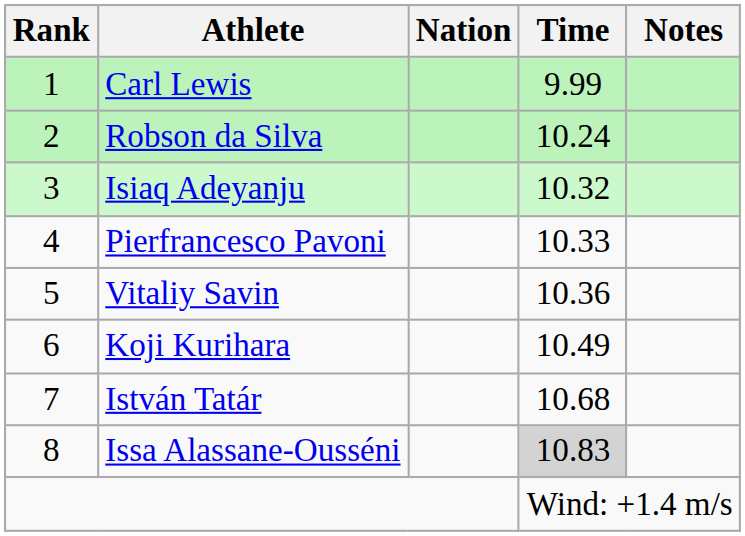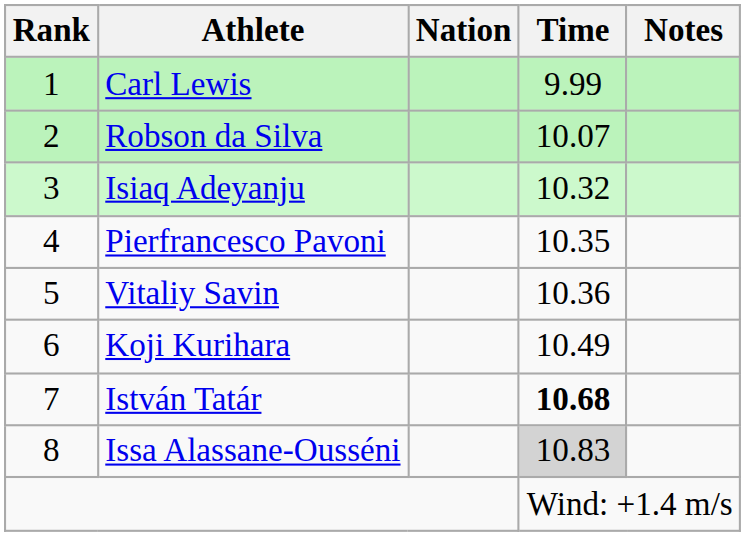(573, 135) 10.24 -> (573, 135) 10.07
(573, 240) 10.33 -> (573, 240) 10.35
(573, 398) normal -> (573, 398) bold
